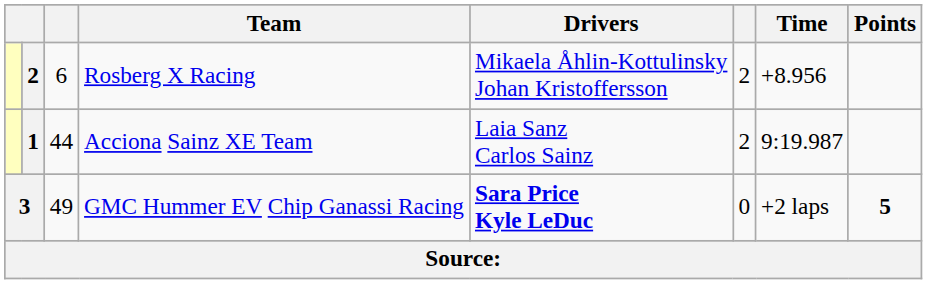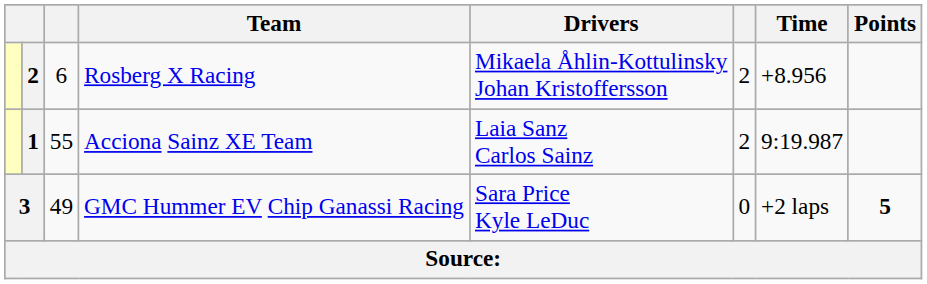(61, 141) 44 -> (61, 141) 55
(534, 206) bold -> (532, 206) normal
